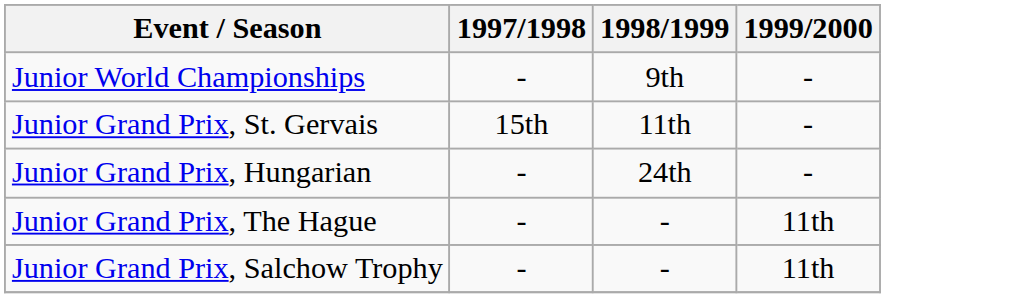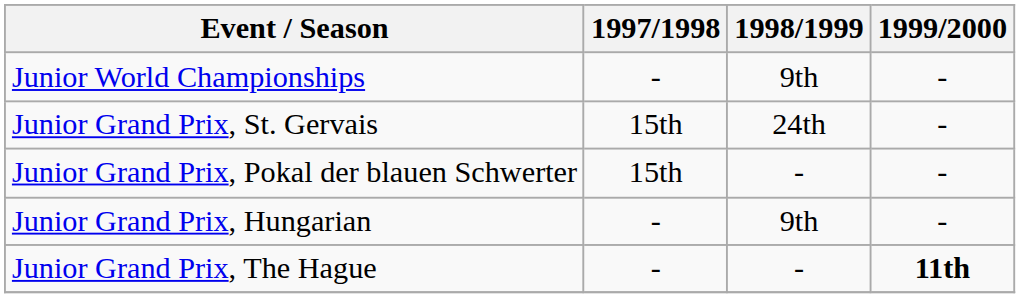(665, 124) 11th -> (799, 124) 24th
+ row: (295, 172)
(665, 172) 24th -> (799, 220) 9th
(808, 220) normal -> (942, 268) bold
- row: (227, 268)
